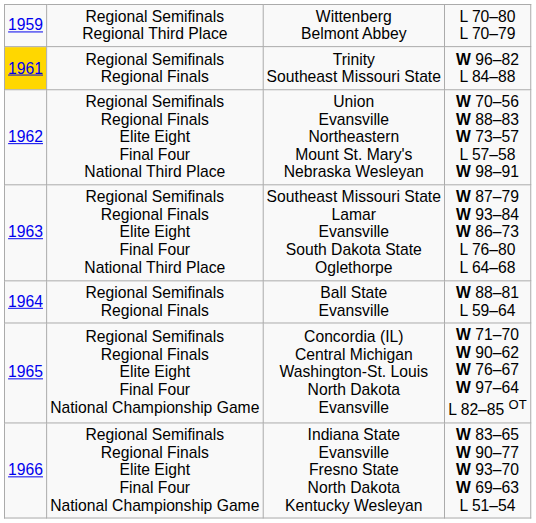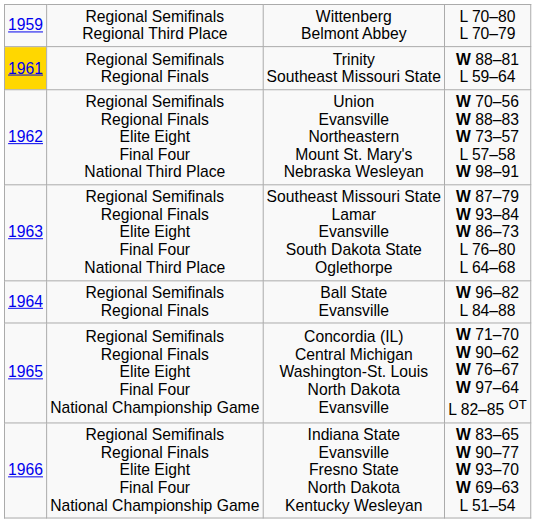(487, 68) W 96–82 L 84–88 -> (487, 68) W 88–81 L 59–64
(487, 301) W 88–81 L 59–64 -> (487, 301) W 96–82 L 84–88
